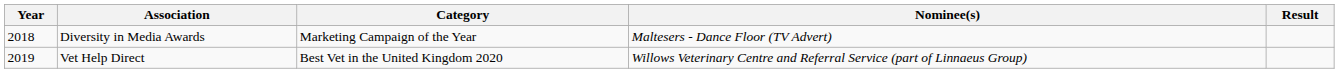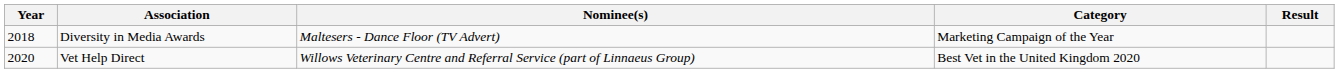columns swapped: (463, 15) <-> (947, 15)
(21, 57) 2019 -> (21, 57) 2020
